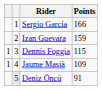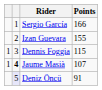(80, 37) 159 -> (80, 37) 155
(16, 64) normal -> (16, 64) bold
(80, 64) 109 -> (80, 64) 107
